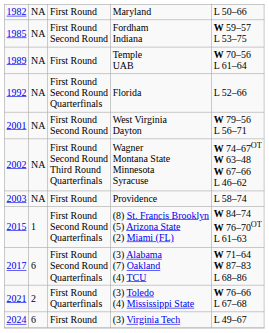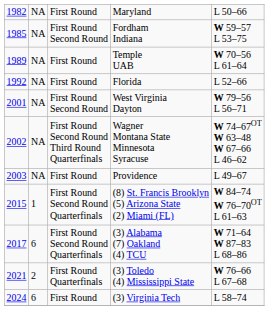(79, 93) First Round Second Round Quarterfinals -> (73, 81) First Round
(230, 198) L 58–74 -> (230, 176) L 49–67
(230, 320) L 49–67 -> (230, 297) L 58–74
